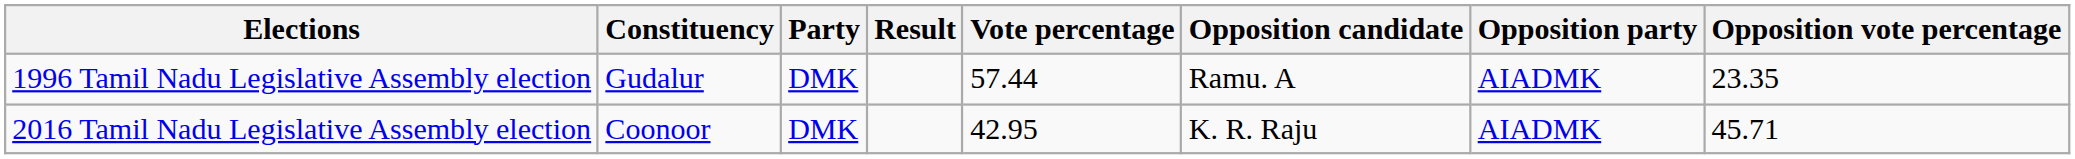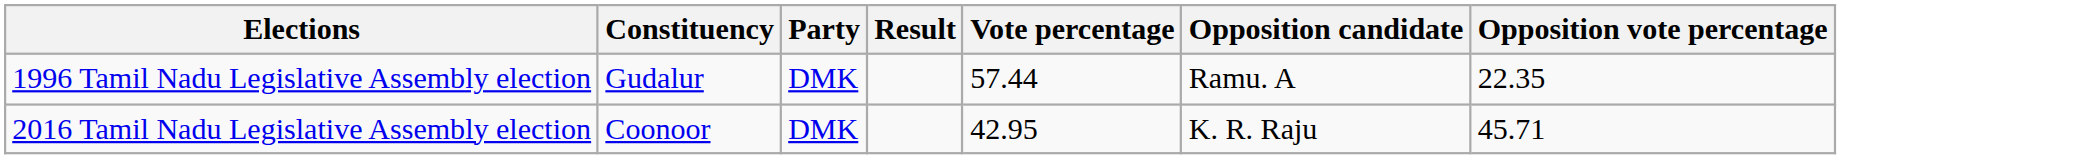- column: (1587, 28)
(1745, 78) 23.35 -> (1511, 78) 22.35
